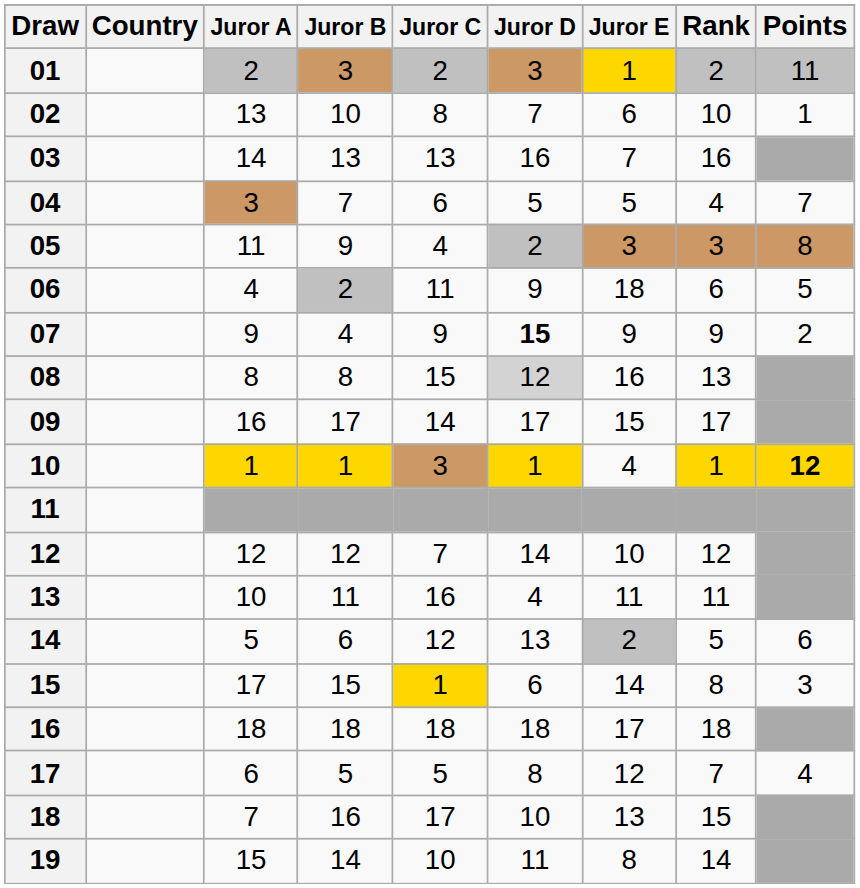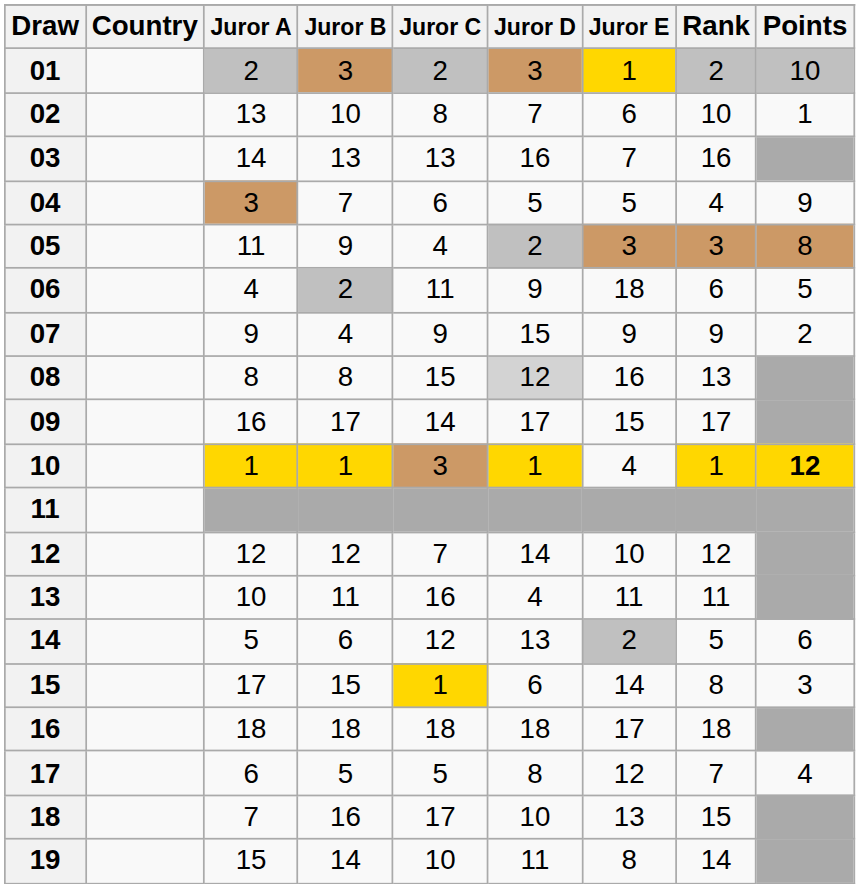(805, 70) 11 -> (805, 70) 10
(805, 202) 7 -> (805, 202) 9
(535, 333) bold -> (535, 333) normal
